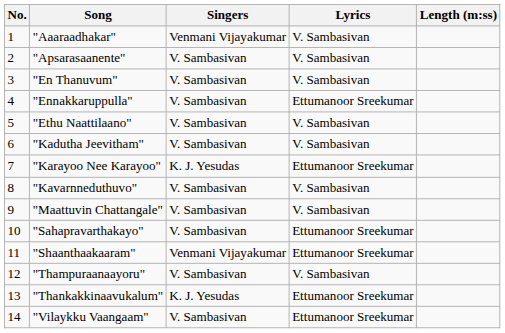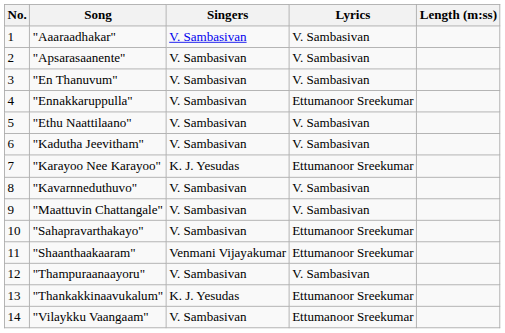(228, 37) Venmani Vijayakumar -> (208, 37) V. Sambasivan
